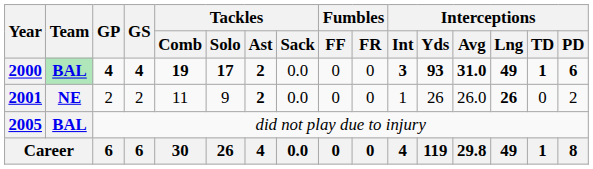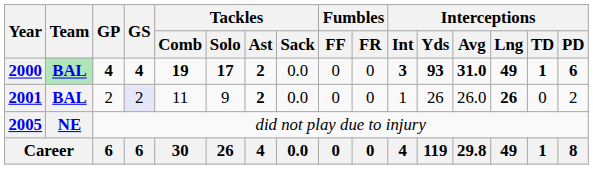(70, 97) NE -> (69, 97) BAL
(139, 97) no background -> (139, 97) lavender background
(69, 124) BAL -> (70, 124) NE
